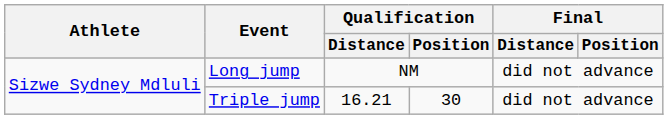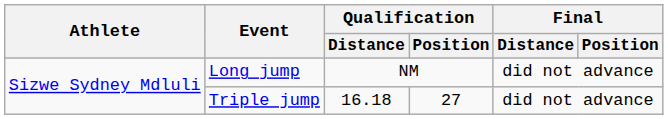(366, 100) 16.21 -> (366, 100) 16.18
(451, 100) 30 -> (451, 100) 27
